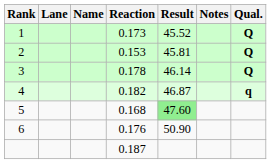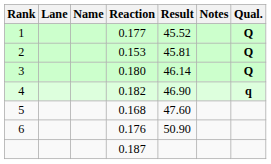(132, 33) 0.173 -> (132, 33) 0.177
(132, 71) 0.178 -> (132, 71) 0.180
(177, 91) 46.87 -> (177, 91) 46.90
(177, 110) lightgreen background -> (177, 110) no background
